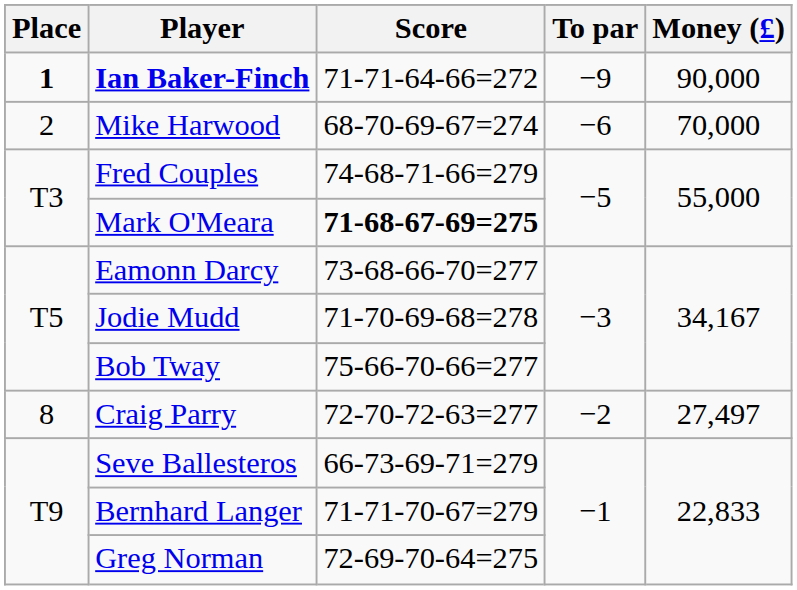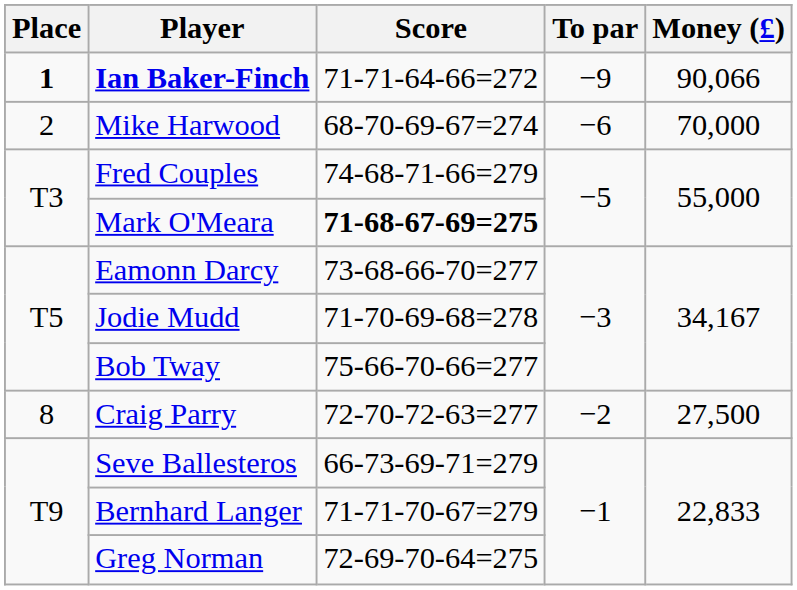(718, 76) 90,000 -> (718, 76) 90,066
(718, 414) 27,497 -> (718, 414) 27,500
